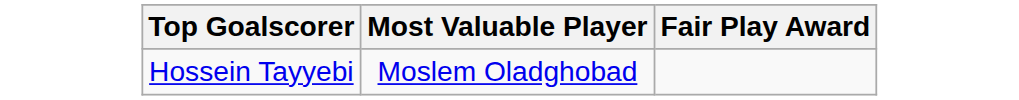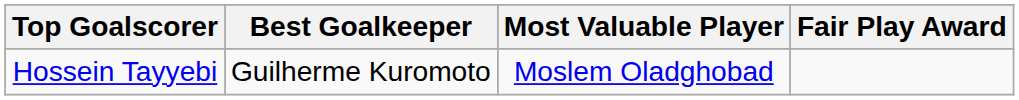+ column: (361, 26)
